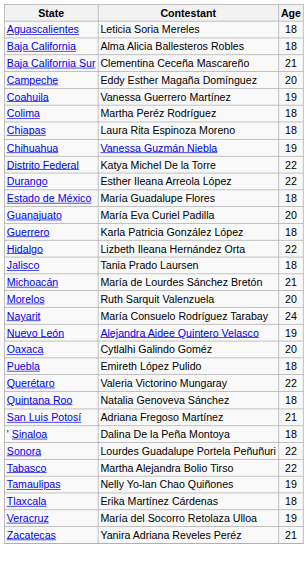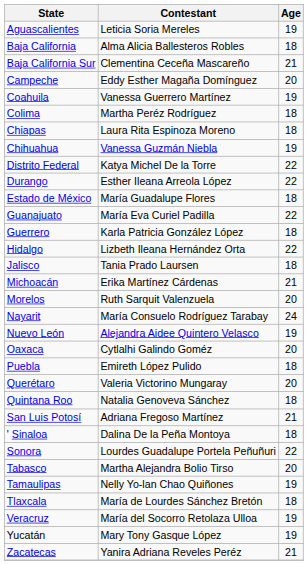(291, 30) 18 -> (291, 30) 19
(291, 215) 20 -> (291, 215) 22
(181, 282) María de Lourdes Sánchez Bretón -> (159, 282) Erika Martínez Cárdenas
(291, 384) 22 -> (291, 384) 20
(291, 468) 22 -> (291, 468) 20
(159, 501) Erika Martínez Cárdenas -> (181, 501) María de Lourdes Sánchez Bretón
+ row: (26, 535)
